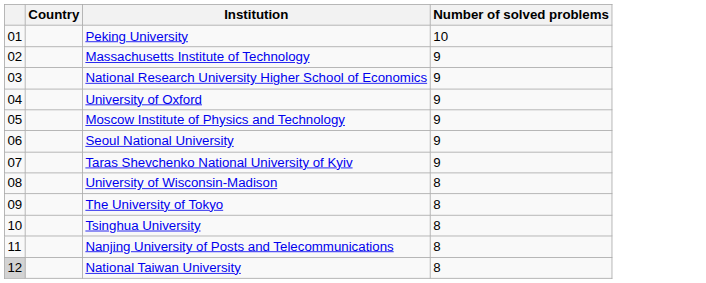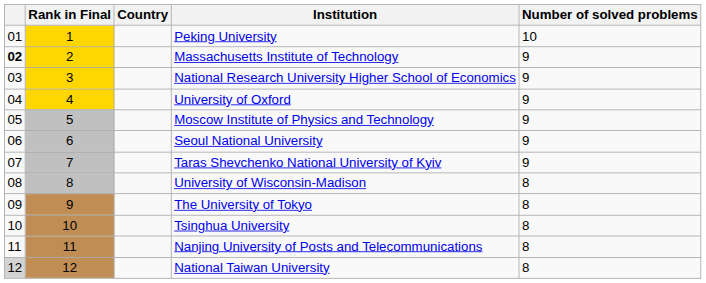+ column: (70, 15)
(15, 57) normal -> (15, 57) bold
